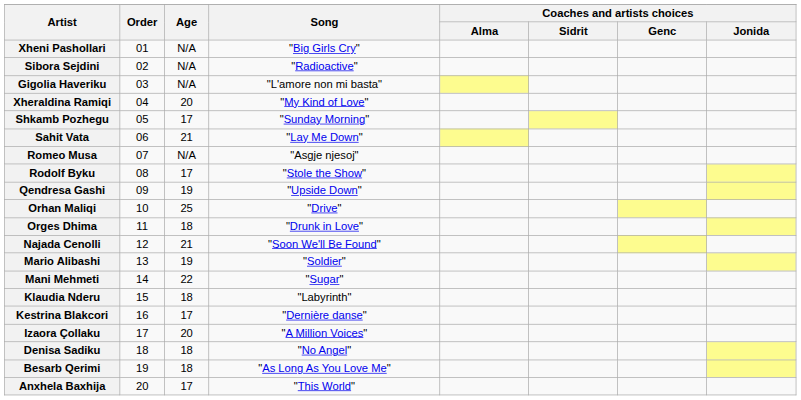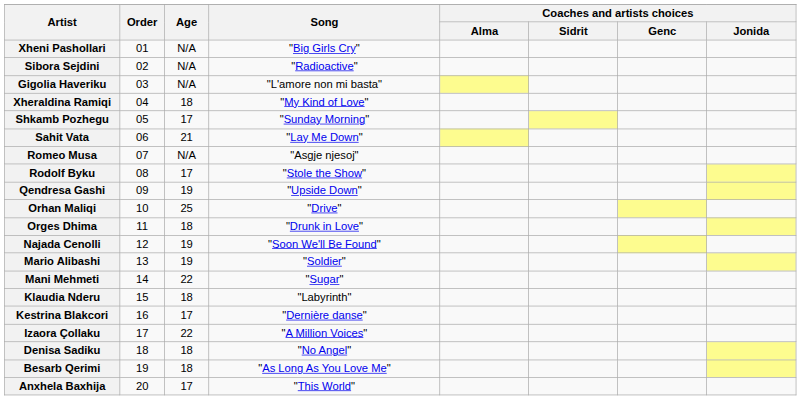(187, 102) 20 -> (187, 102) 18
(187, 244) 21 -> (187, 244) 19
(187, 333) 20 -> (187, 333) 22
